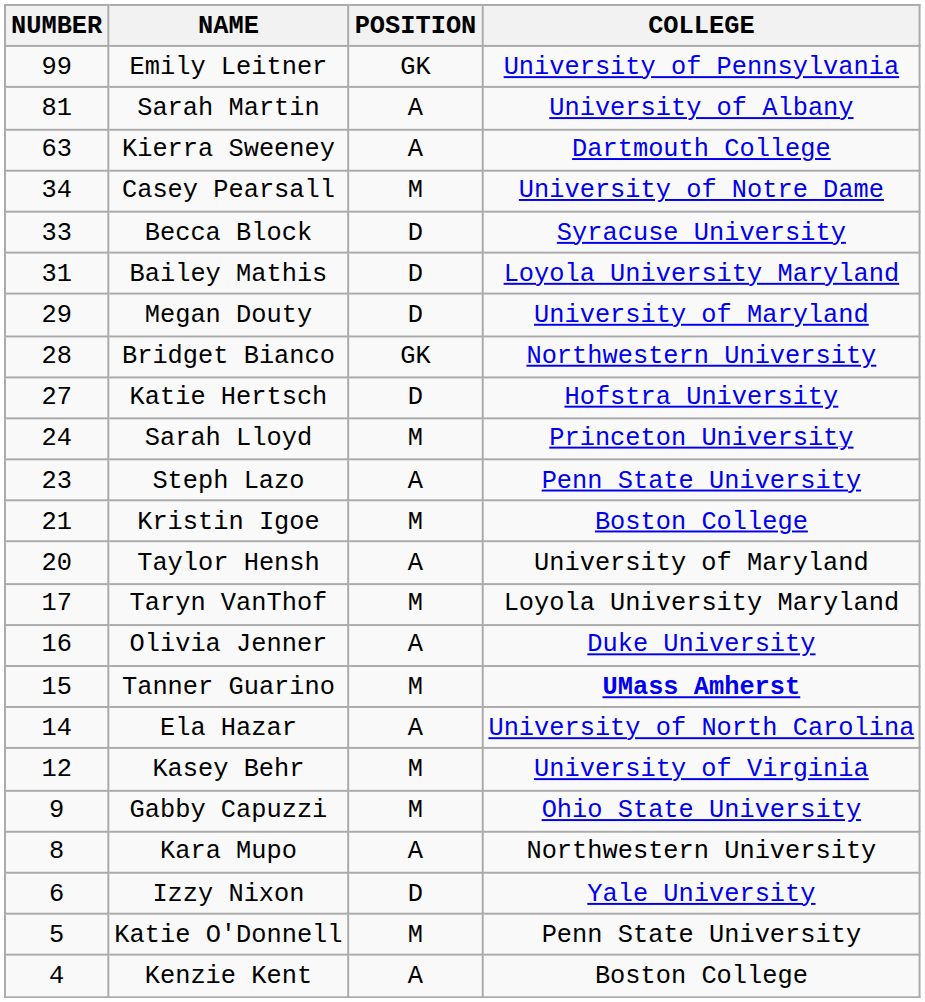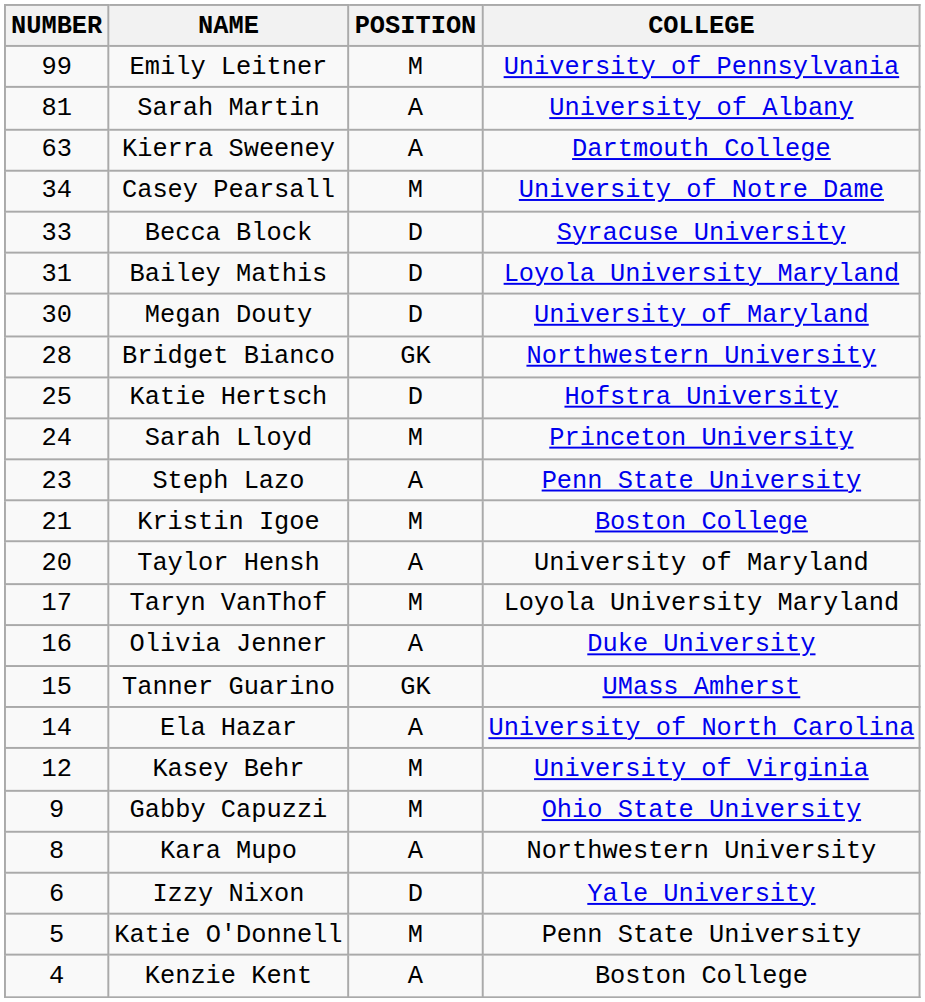(415, 67) GK -> (415, 67) M
(57, 315) 29 -> (57, 315) 30
(57, 397) 27 -> (57, 397) 25
(415, 687) M -> (415, 687) GK
(701, 687) bold -> (701, 687) normal
